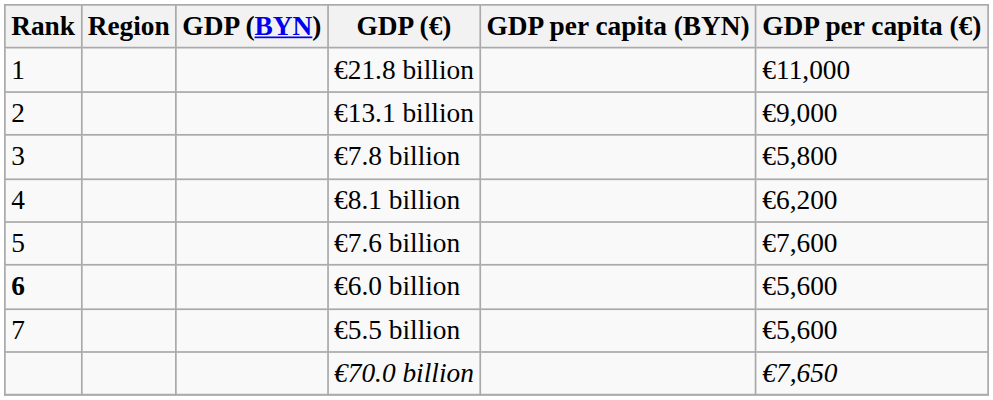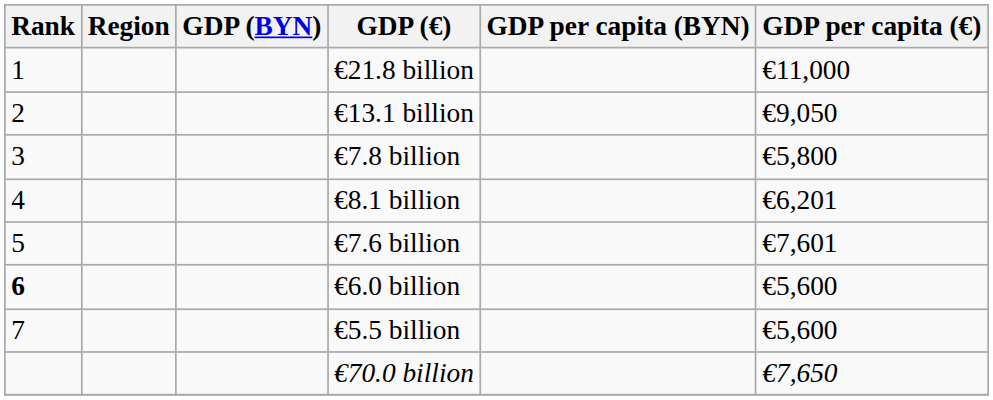(800, 112) €9,000 -> (800, 112) €9,050
(800, 199) €6,200 -> (800, 199) €6,201
(800, 243) €7,600 -> (800, 243) €7,601
